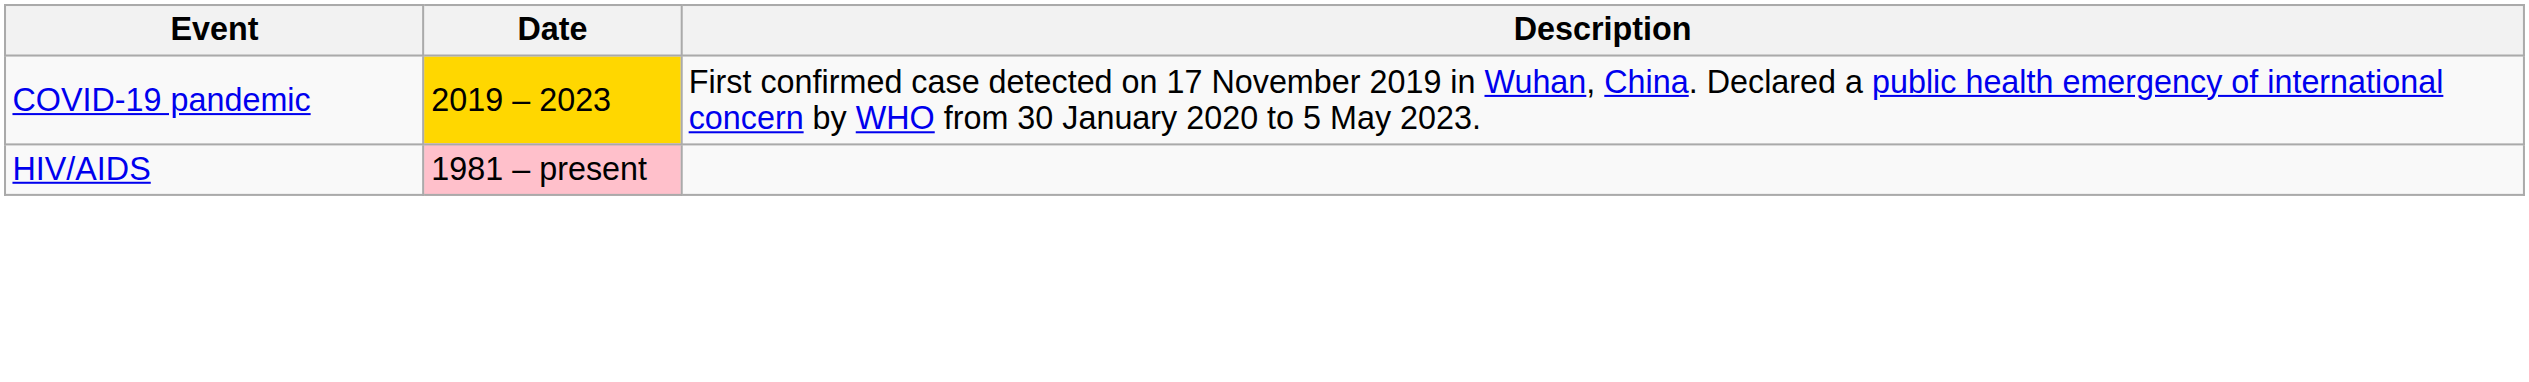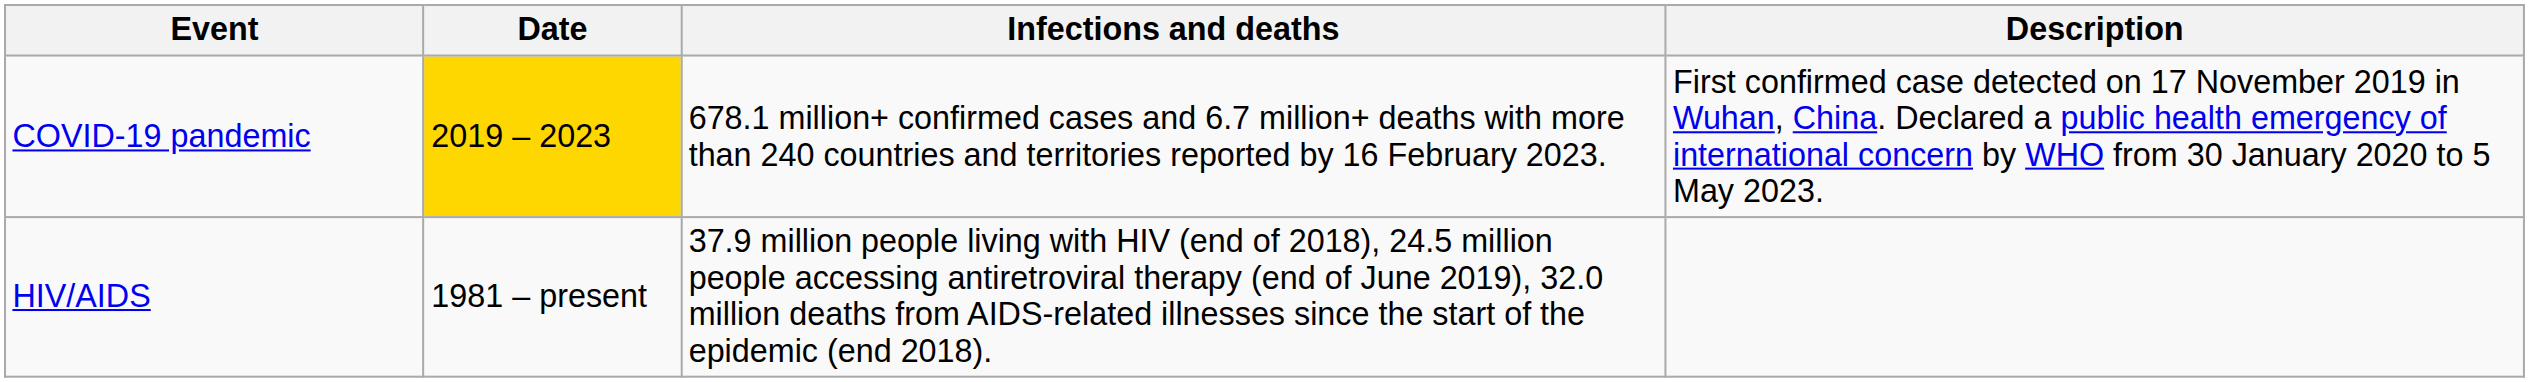+ column: (1173, 30)
(539, 169) pink background -> (539, 296) no background
